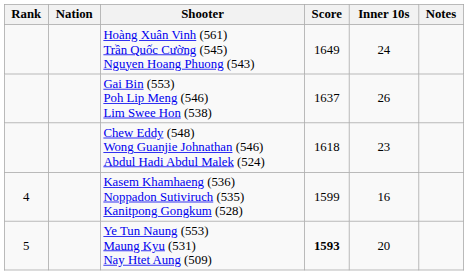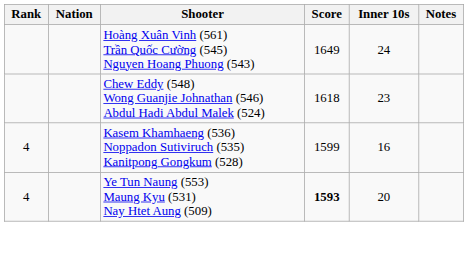- row: (158, 98)
(26, 245) 5 -> (26, 196) 4
